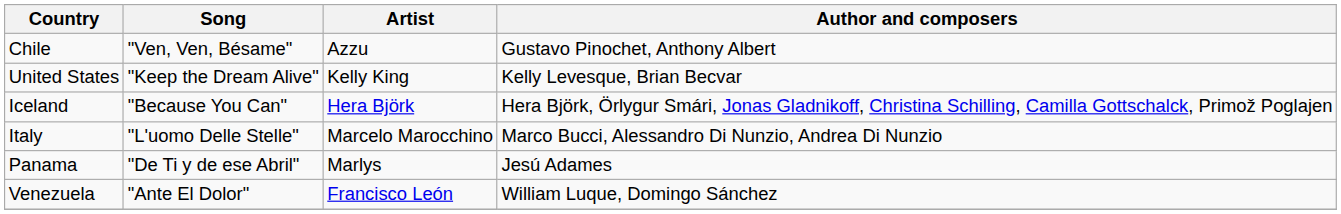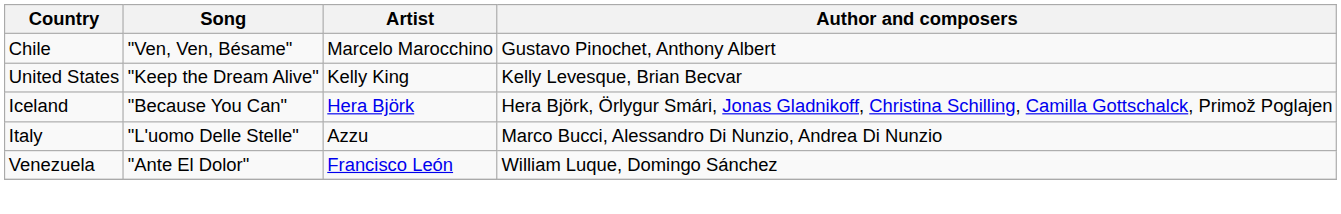(348, 48) Azzu -> (410, 48) Marcelo Marocchino
(410, 135) Marcelo Marocchino -> (348, 135) Azzu
- row: (43, 164)
